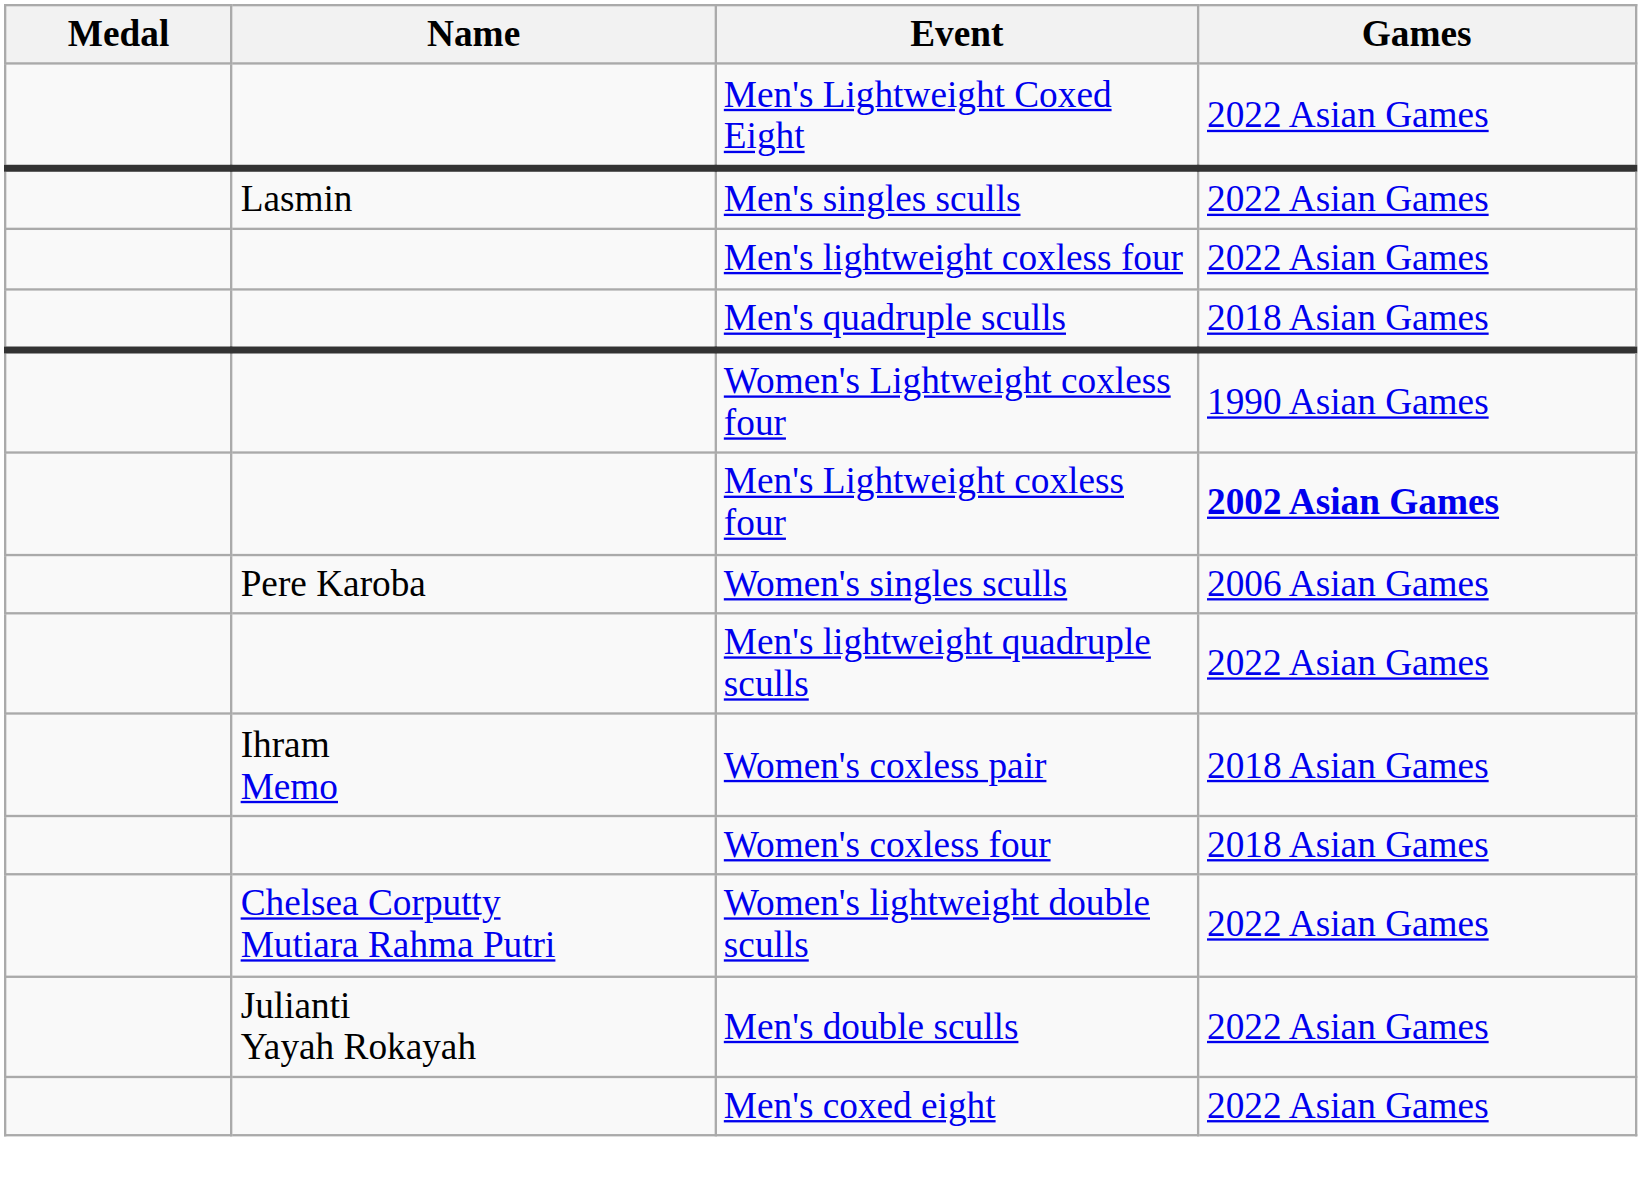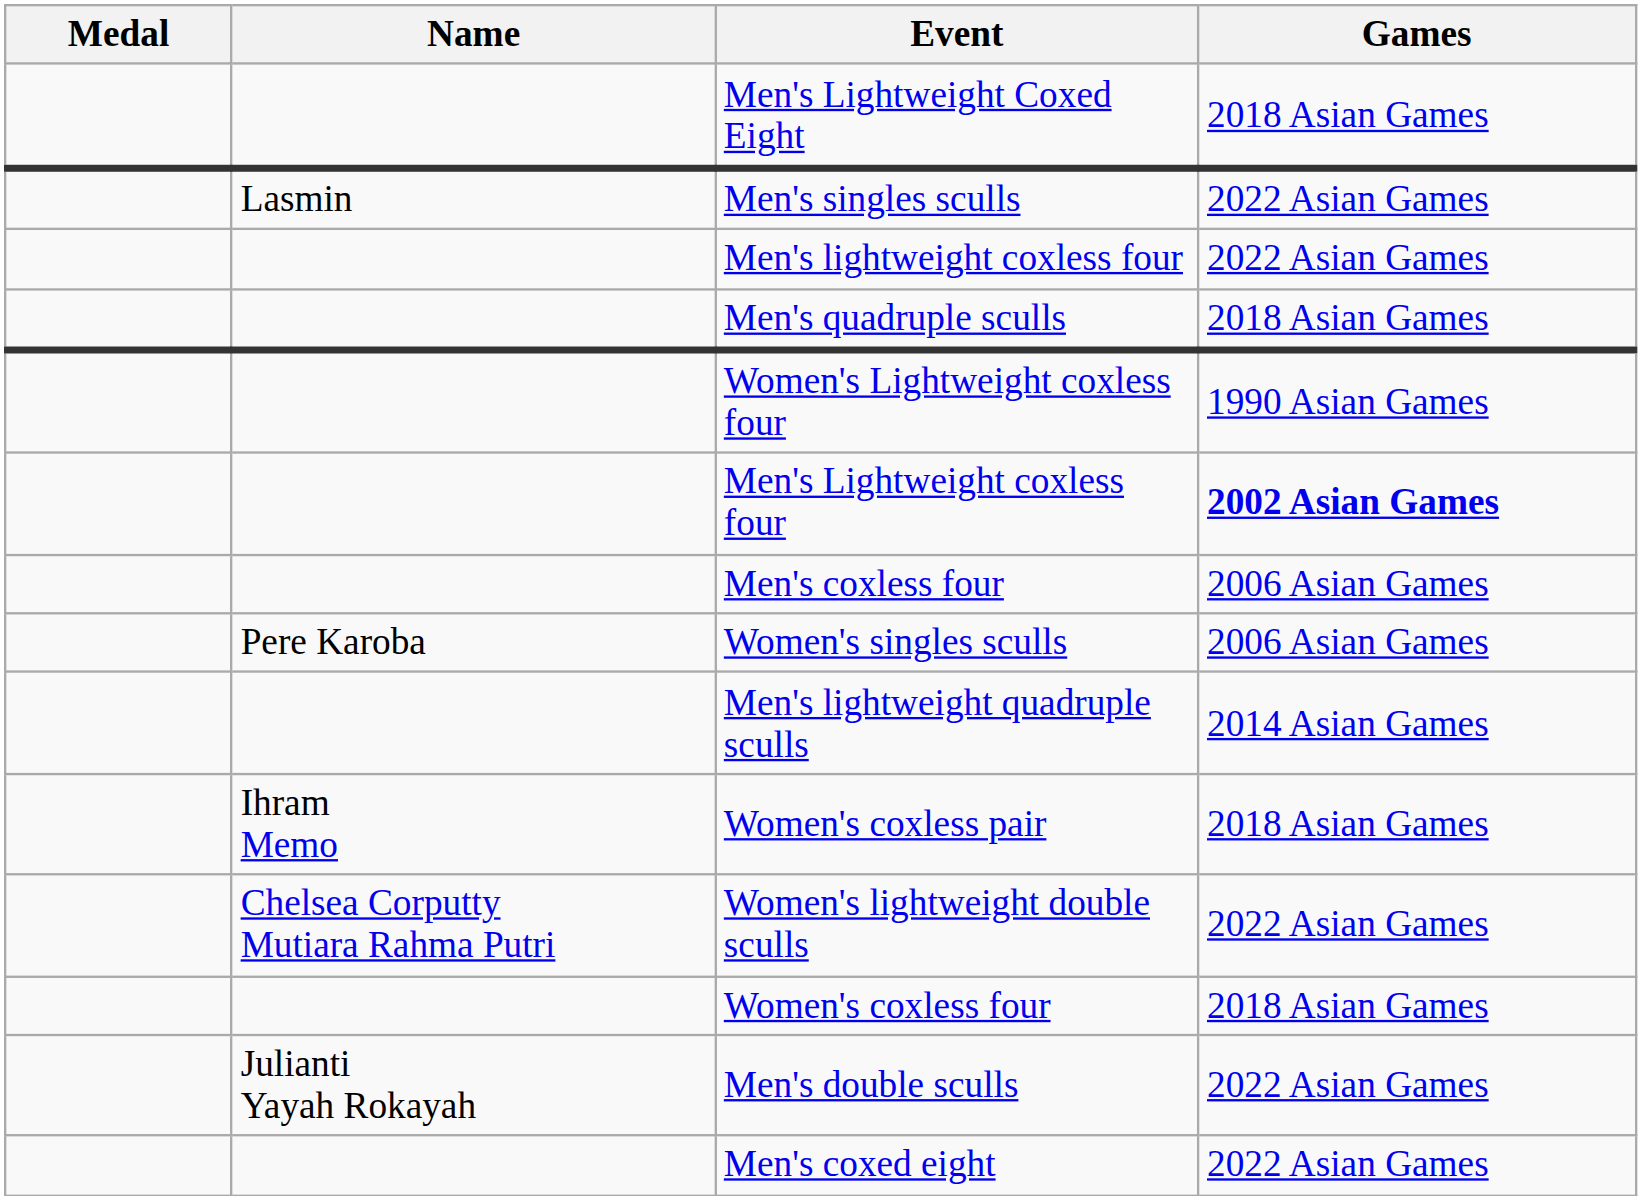(1348, 114) 2022 Asian Games -> (1348, 114) 2018 Asian Games
+ row: (864, 583)
(1348, 663) 2022 Asian Games -> (1348, 722) 2014 Asian Games
rows swapped: (887, 844) <-> (937, 924)
